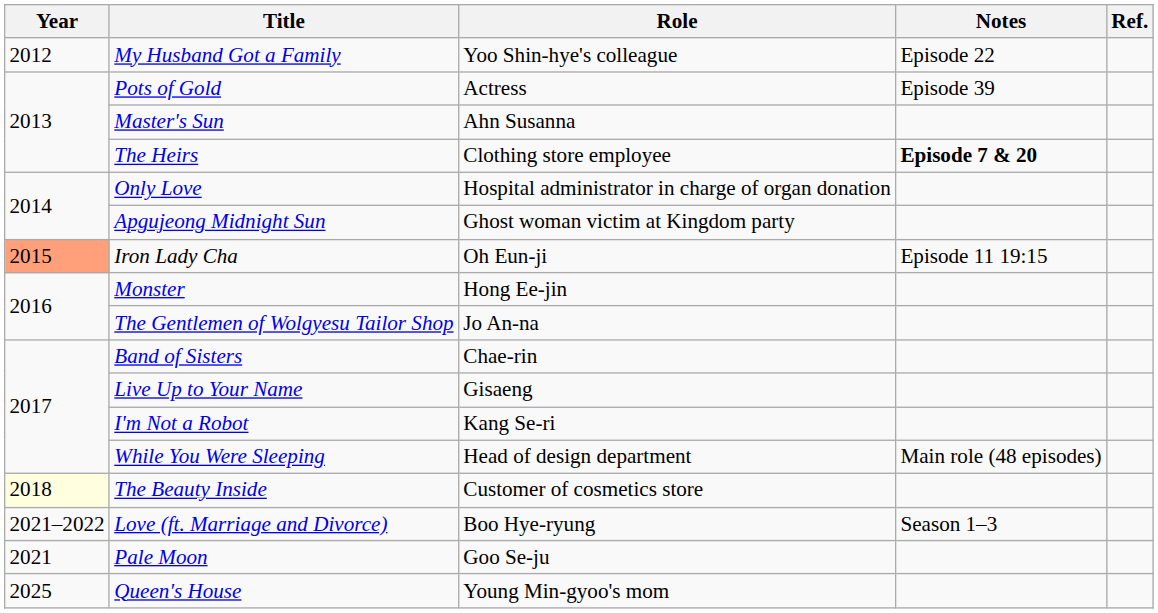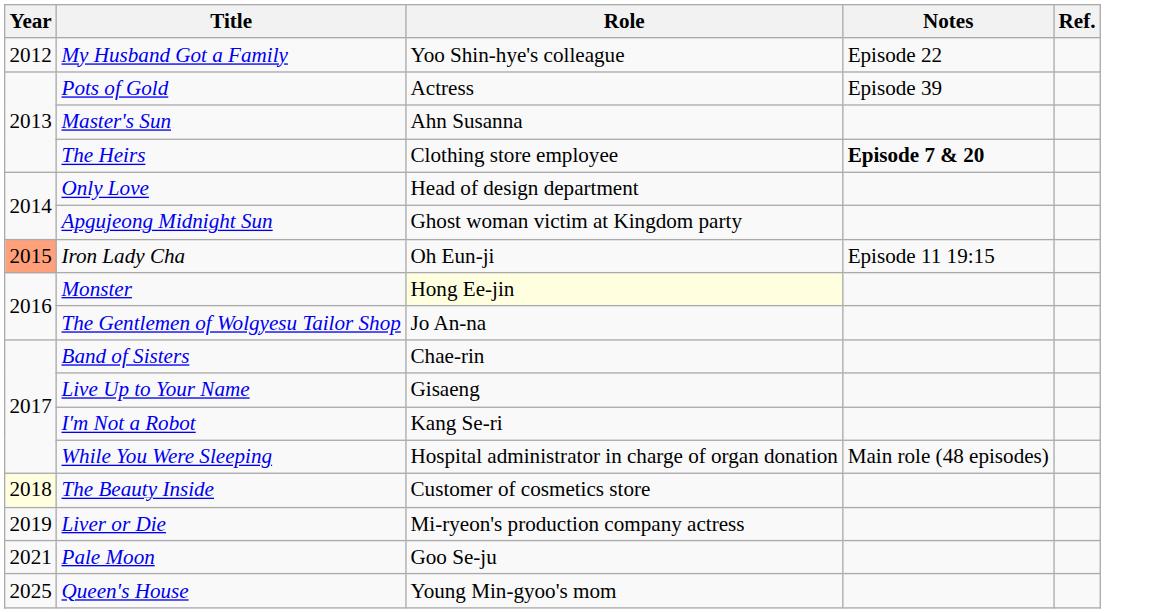(677, 188) Hospital administrator in charge of organ donation -> (525, 188) Head of design department
(515, 289) no background -> (462, 289) lightyellow background
(577, 456) Head of design department -> (624, 456) Hospital administrator in charge of organ donation
+ row: (114, 523)
- row: (251, 523)
